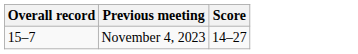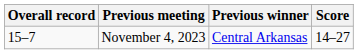+ column: (260, 15)
